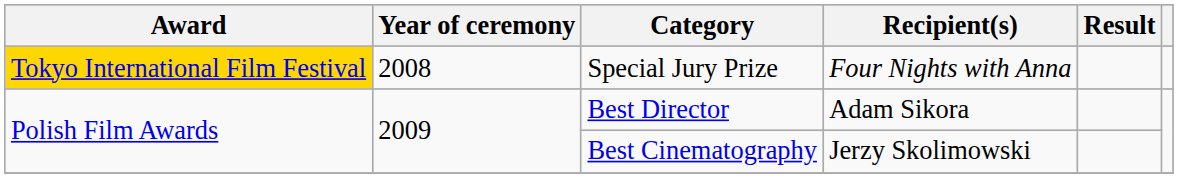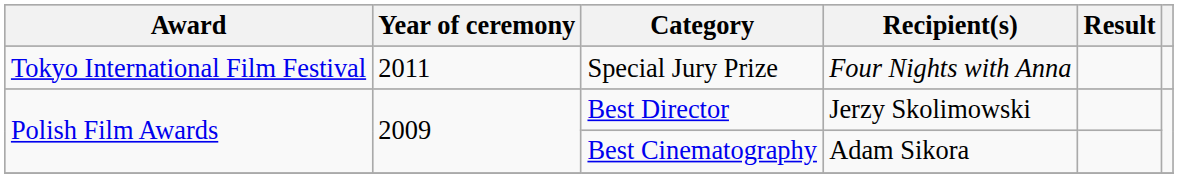(189, 67) gold background -> (189, 67) no background
(405, 67) 2008 -> (404, 67) 2011
(899, 109) Adam Sikora -> (930, 109) Jerzy Skolimowski
(930, 151) Jerzy Skolimowski -> (899, 151) Adam Sikora
